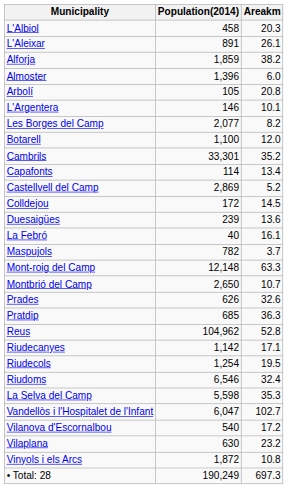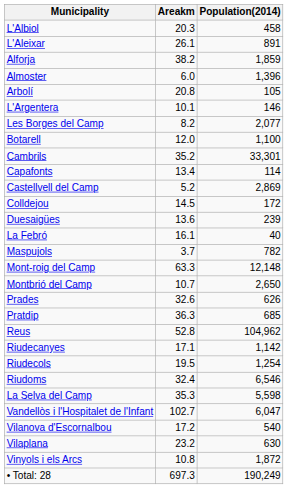columns swapped: (198, 12) <-> (262, 12)
